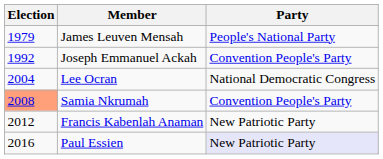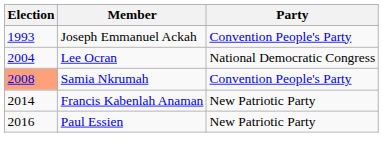- row: (122, 36)
(21, 57) 1992 -> (21, 36) 1993
(21, 121) 2012 -> (21, 100) 2014
(263, 143) lavender background -> (263, 121) no background
